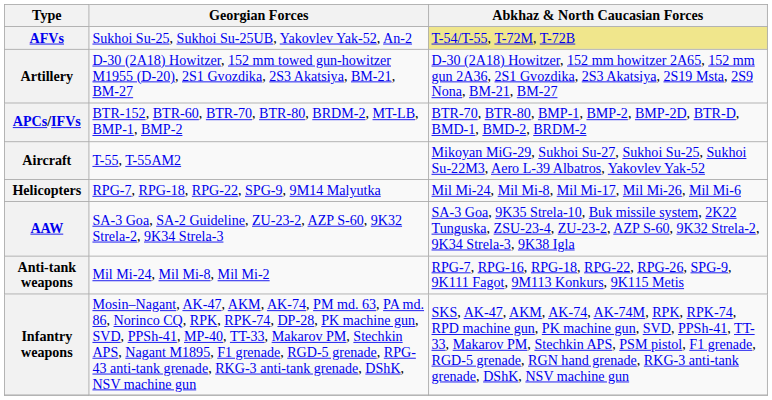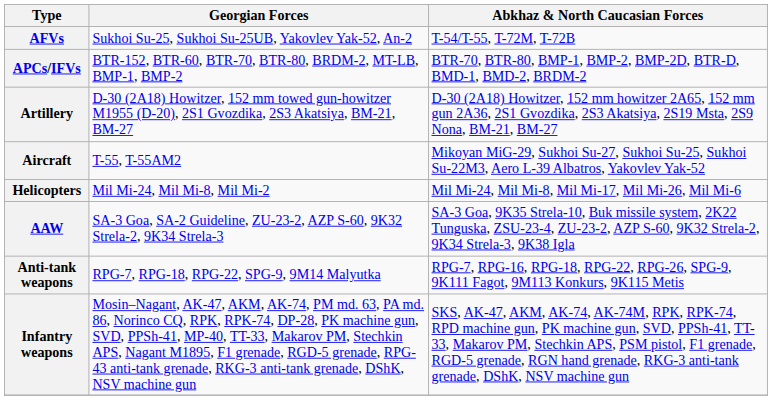(503, 37) khaki background -> (503, 37) no background
rows swapped: (47, 122) <-> (47, 76)
(237, 190) RPG-7, RPG-18, RPG-22, SPG-9, 9M14 Malyutka -> (181, 190) Mil Mi-24, Mil Mi-8, Mil Mi-2
(181, 274) Mil Mi-24, Mil Mi-8, Mil Mi-2 -> (237, 274) RPG-7, RPG-18, RPG-22, SPG-9, 9M14 Malyutka
